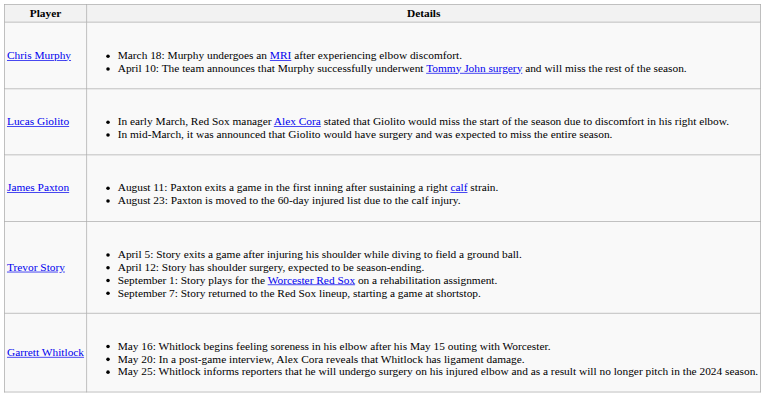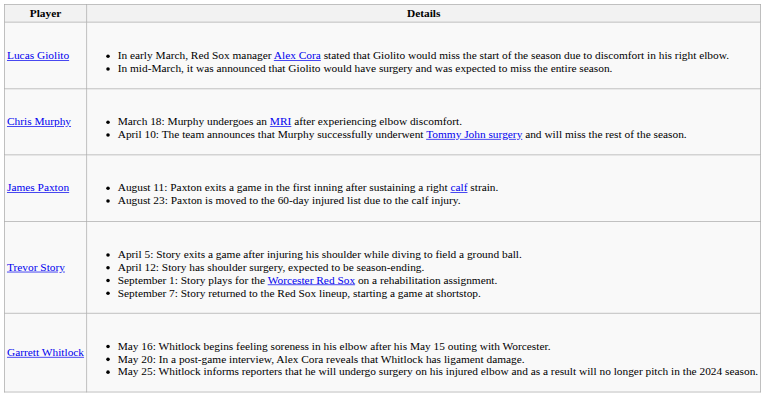rows swapped: (38, 121) <-> (39, 55)
